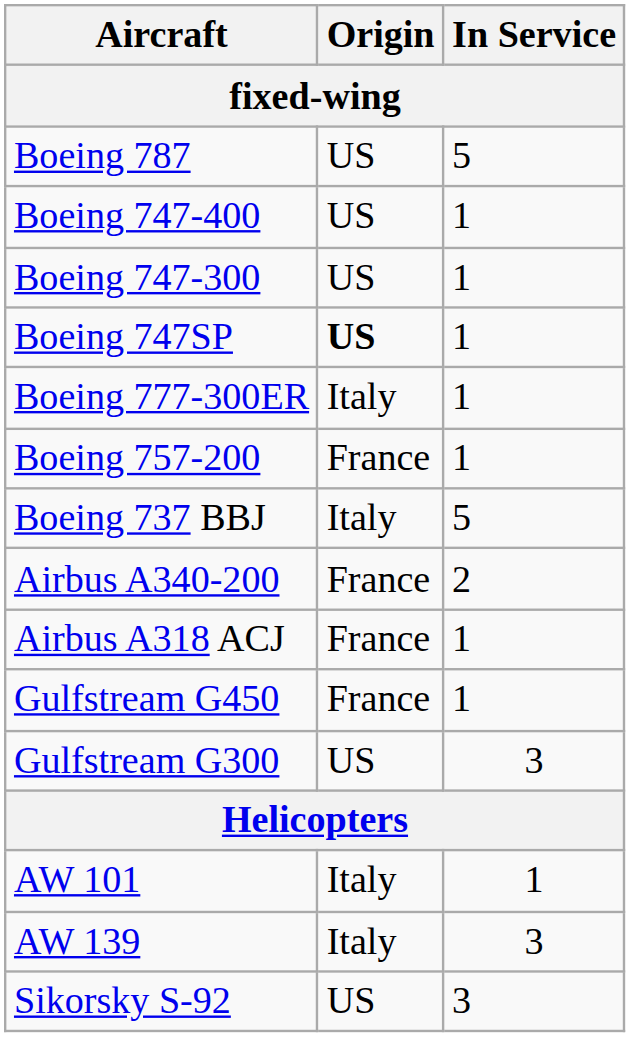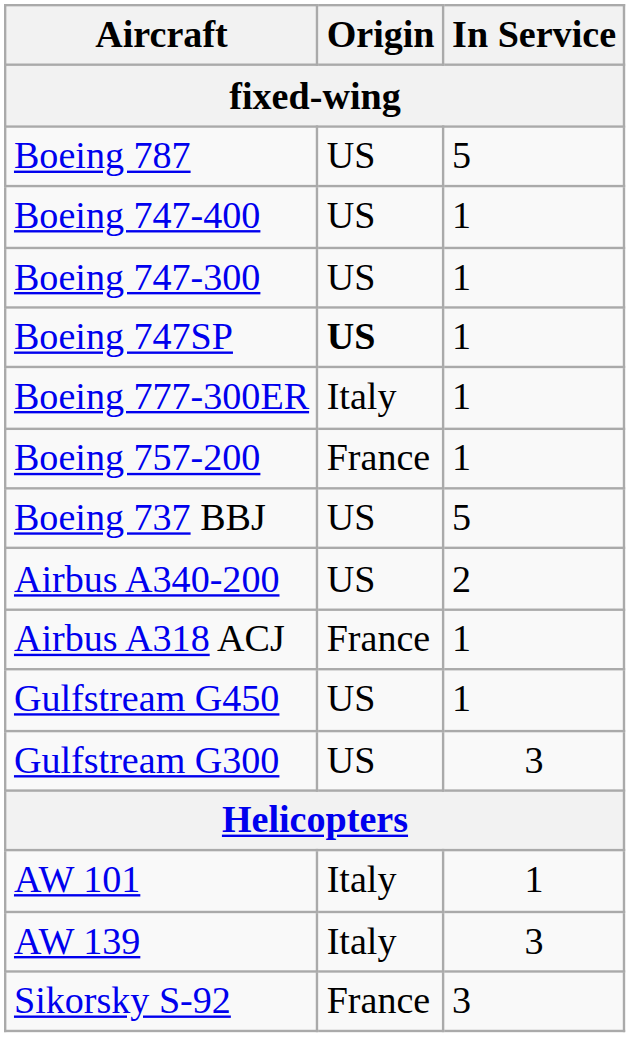(362, 517) Italy -> (351, 517) US
(378, 578) France -> (351, 578) US
(378, 699) France -> (351, 699) US
(351, 1000) US -> (378, 1000) France
